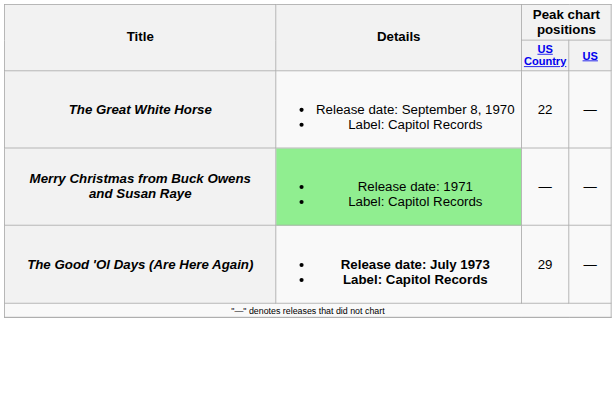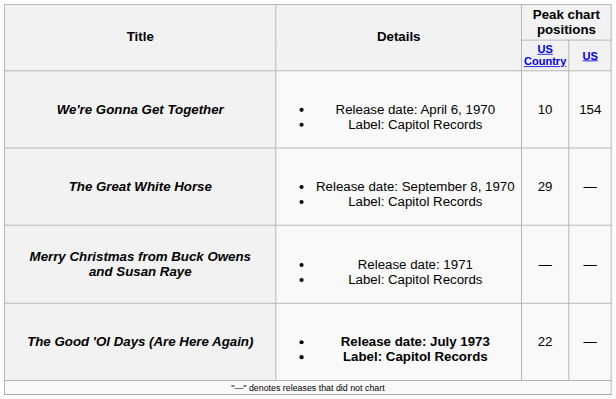+ row: (140, 109)
(545, 109) 22 -> (545, 186) 29
(399, 194) lightgreen background -> (399, 272) no background
(545, 264) 29 -> (545, 341) 22
